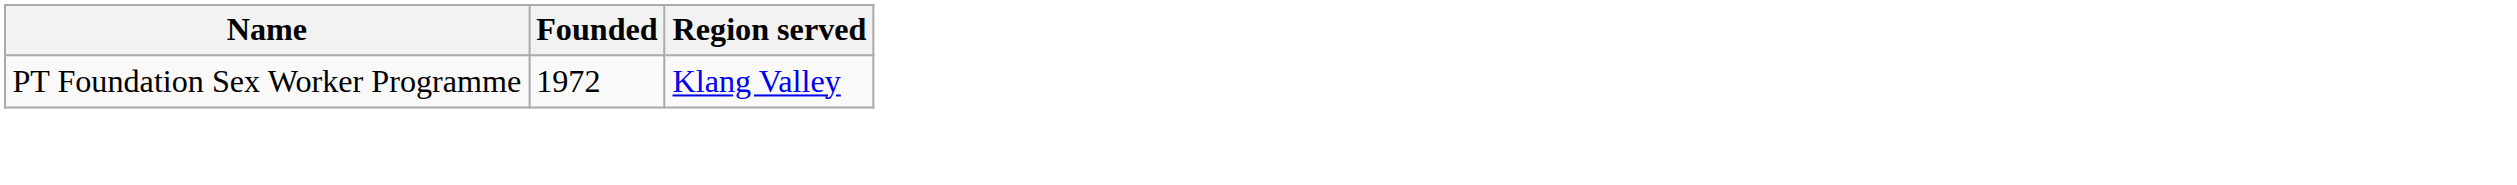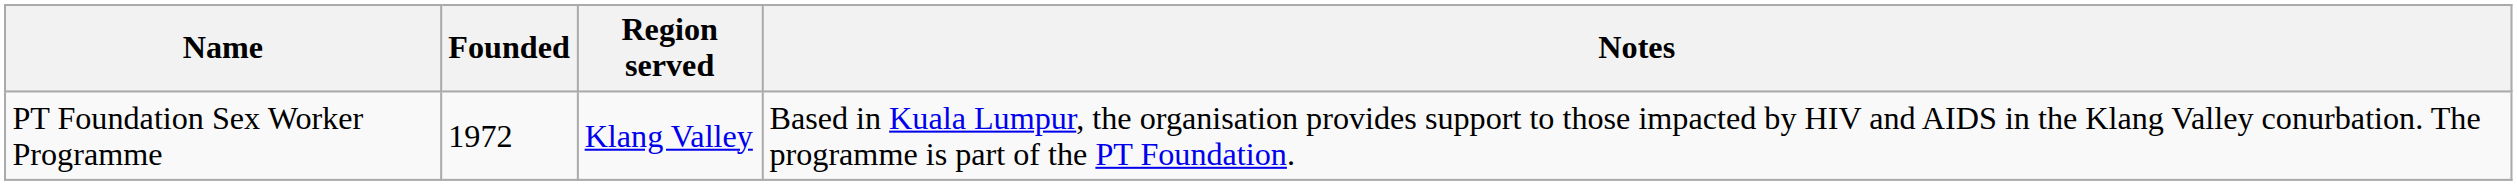+ column: (1637, 48)
